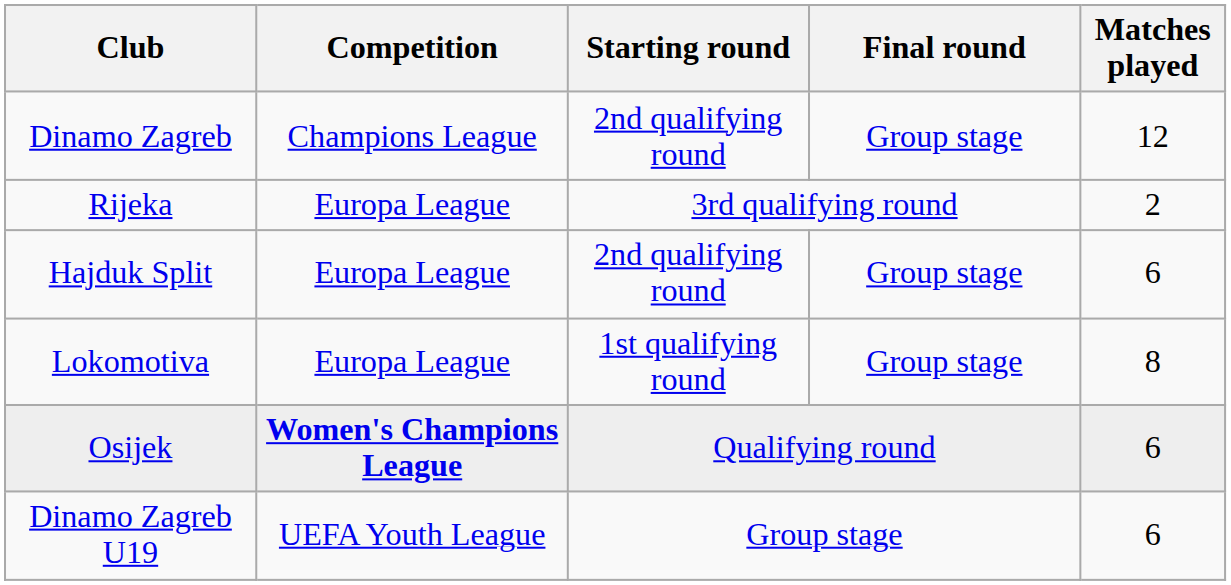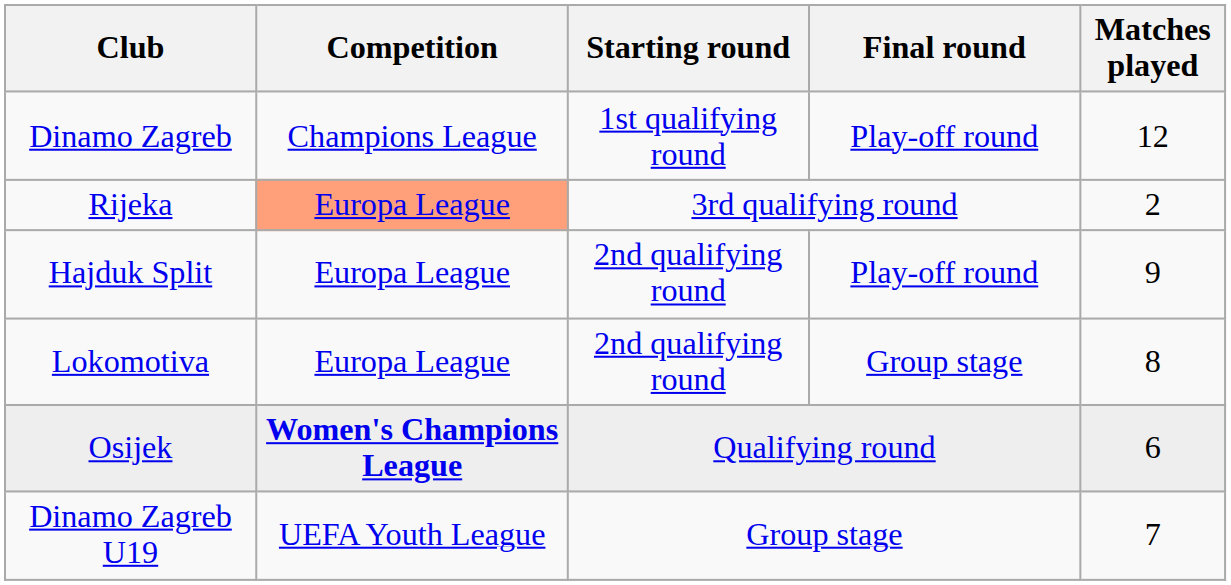(688, 135) 2nd qualifying round -> (688, 135) 1st qualifying round
(944, 135) Group stage -> (944, 135) Play-off round
(412, 204) no background -> (412, 204) lightsalmon background
(944, 273) Group stage -> (944, 273) Play-off round
(1153, 273) 6 -> (1153, 273) 9
(688, 360) 1st qualifying round -> (688, 360) 2nd qualifying round
(1153, 535) 6 -> (1153, 535) 7
